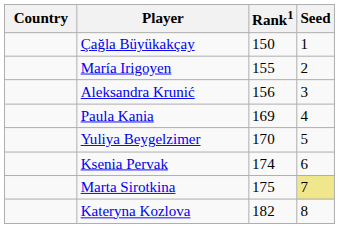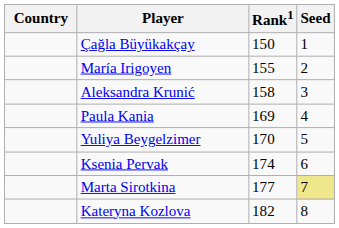(263, 92) 156 -> (263, 92) 158
(263, 187) 175 -> (263, 187) 177
